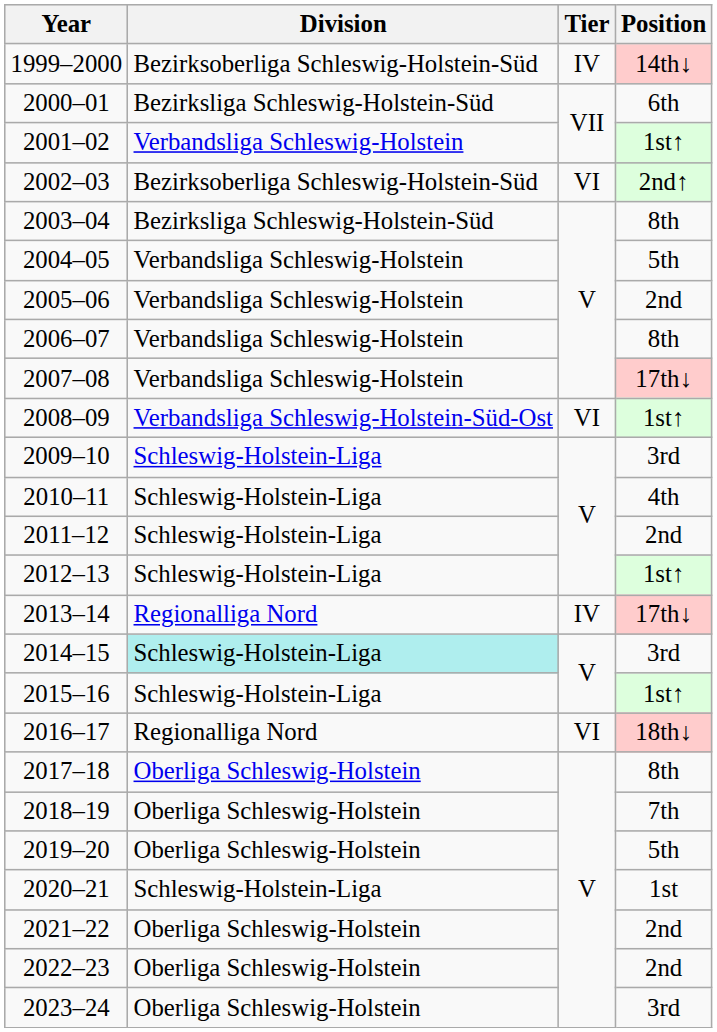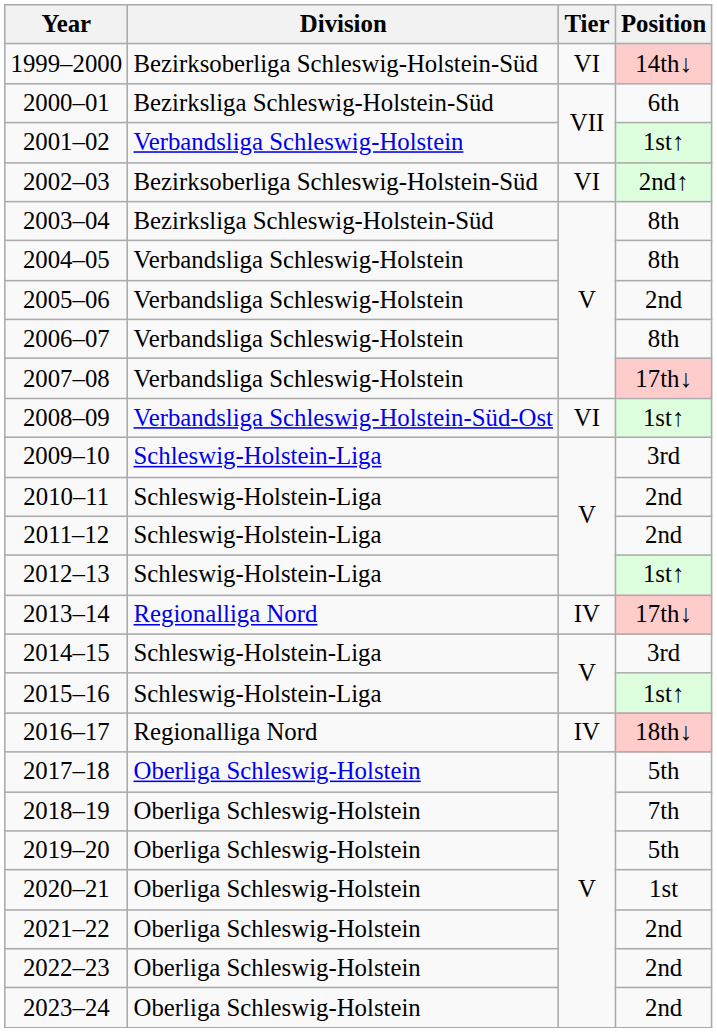(587, 63) IV -> (587, 63) VI
(664, 260) 5th -> (664, 260) 8th
(664, 496) 4th -> (664, 496) 2nd
(257, 653) paleturquoise background -> (257, 653) no background
(587, 732) VI -> (587, 732) IV
(664, 771) 8th -> (664, 771) 5th
(257, 889) Schleswig-Holstein-Liga -> (277, 889) Oberliga Schleswig-Holstein
(664, 1007) 3rd -> (664, 1007) 2nd
